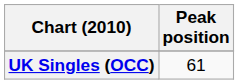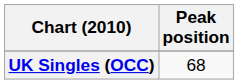(196, 65) 61 -> (196, 65) 68
